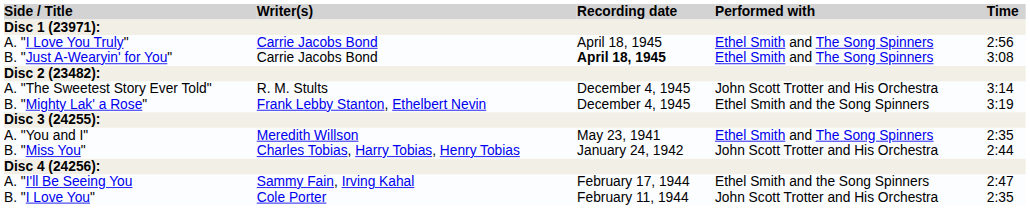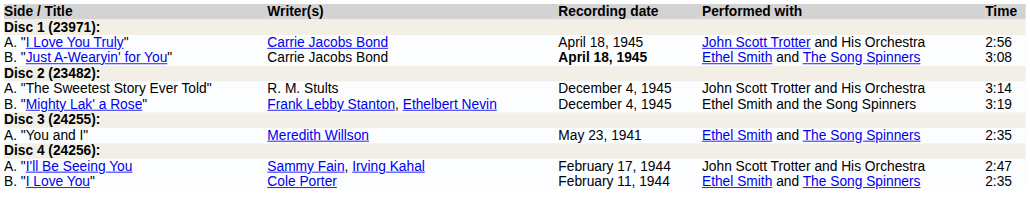(824, 42) Ethel Smith and The Song Spinners -> (814, 42) John Scott Trotter and His Orchestra
- row: (45, 151)
(822, 182) Ethel Smith and the Song Spinners -> (814, 166) John Scott Trotter and His Orchestra
(827, 197) John Scott Trotter and His Orchestra -> (811, 182) Ethel Smith and The Song Spinners
